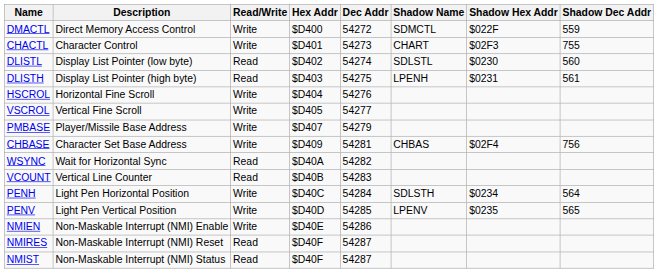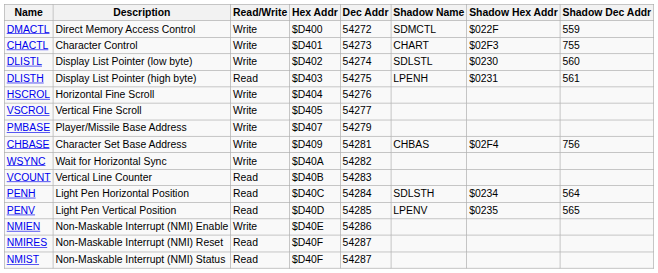(245, 62) Read -> (245, 62) Write
(245, 161) Read -> (245, 161) Write
(245, 194) Write -> (245, 194) Read
(245, 210) Write -> (245, 210) Read
